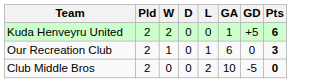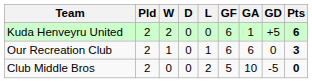+ column: (229, 13)
